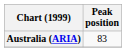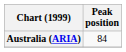(102, 39) 83 -> (102, 39) 84
